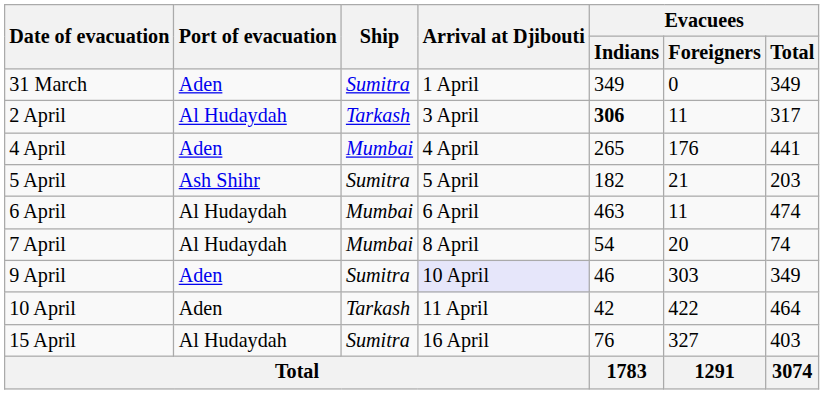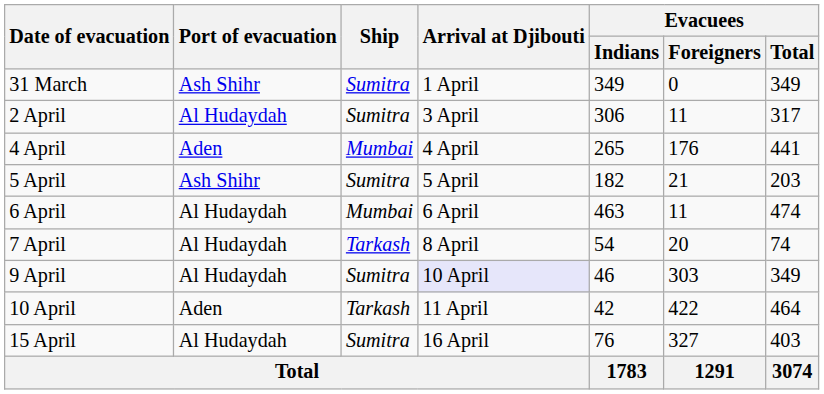(201, 84) Aden -> (219, 84) Ash Shihr
(378, 116) Tarkash -> (378, 116) Sumitra
(609, 116) bold -> (609, 116) normal
(379, 244) Mumbai -> (378, 244) Tarkash
(201, 276) Aden -> (233, 276) Al Hudaydah
